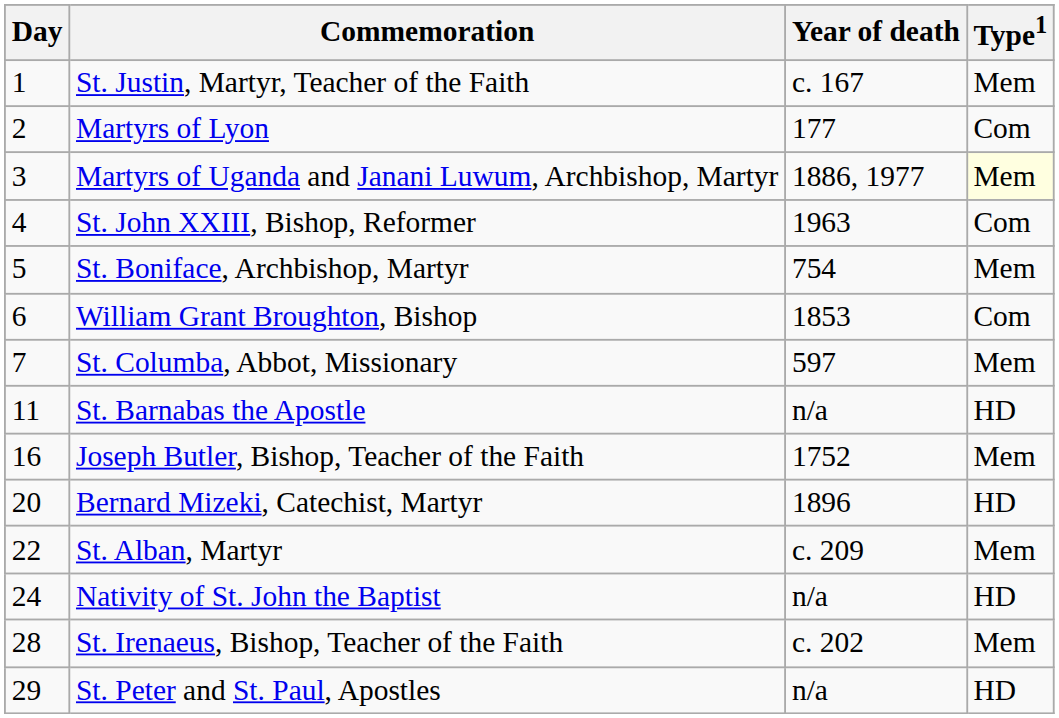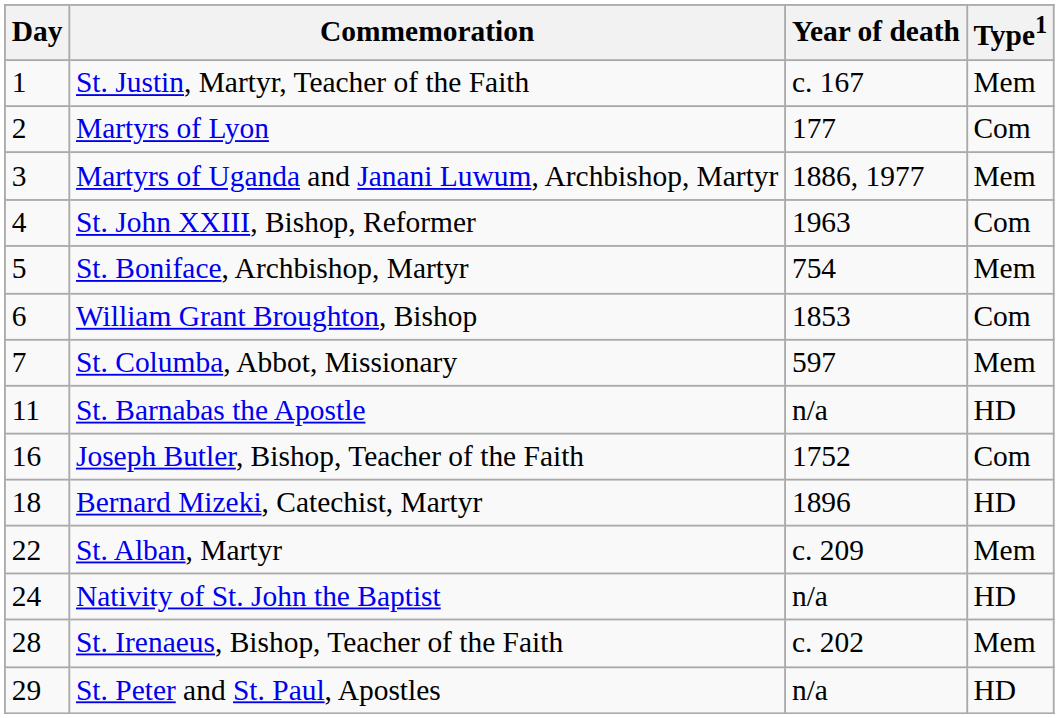(1004, 175) lightyellow background -> (1004, 175) no background
(1004, 456) Mem -> (1002, 456) Com
(26, 502) 20 -> (26, 502) 18
